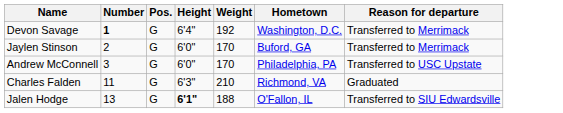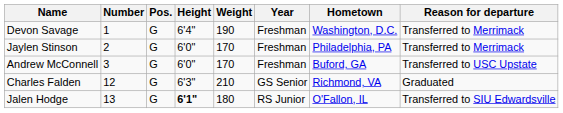+ column: (282, 13)
(106, 30) bold -> (106, 30) normal
(225, 30) 192 -> (225, 30) 190
(284, 47) Buford, GA -> (352, 47) Philadelphia, PA
(297, 64) Philadelphia, PA -> (339, 64) Buford, GA
(109, 82) 11 -> (109, 82) 12
(225, 99) 188 -> (225, 99) 180
